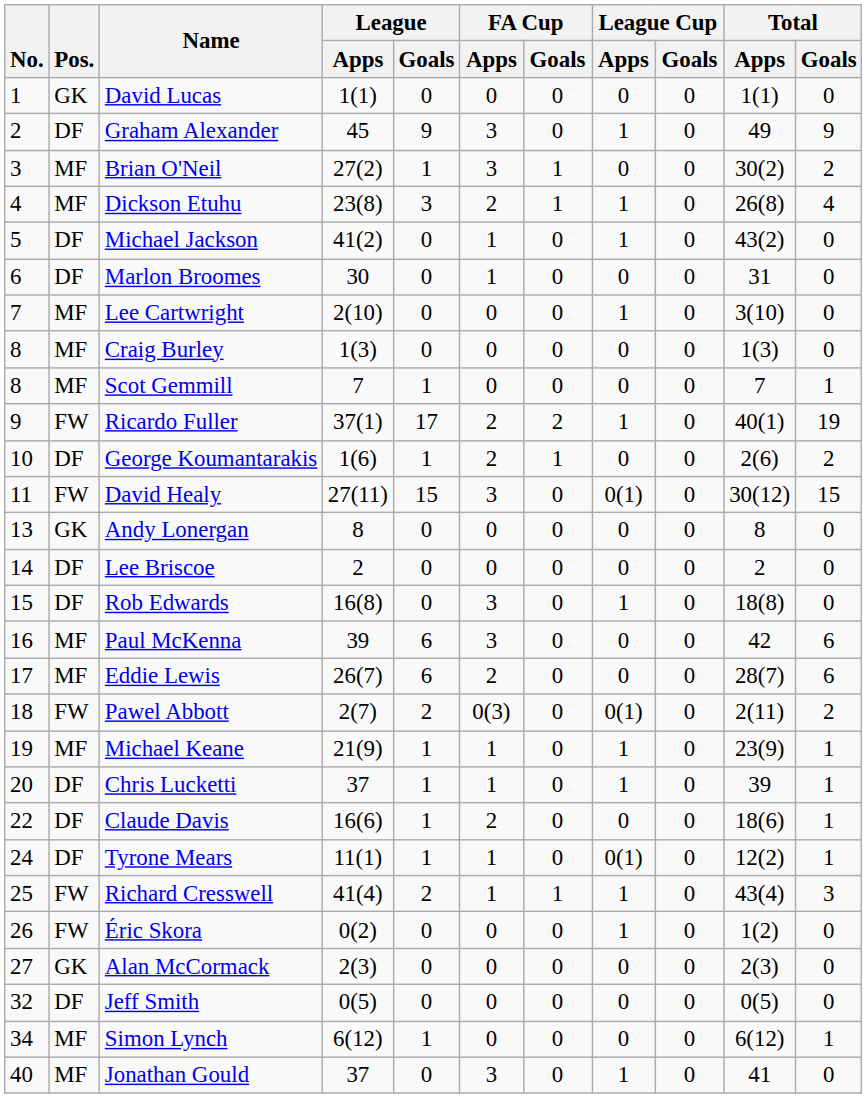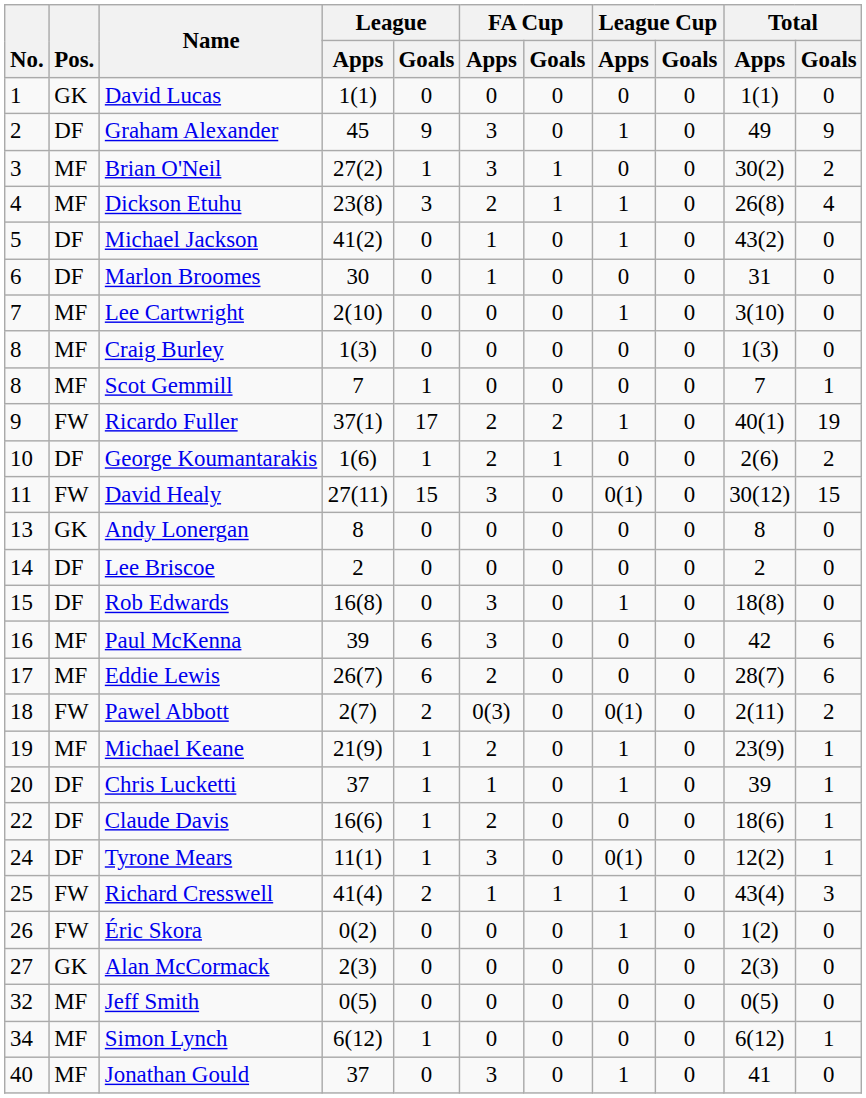(491, 748) 1 -> (491, 748) 2
(491, 857) 1 -> (491, 857) 3
(69, 1002) DF -> (71, 1002) MF
